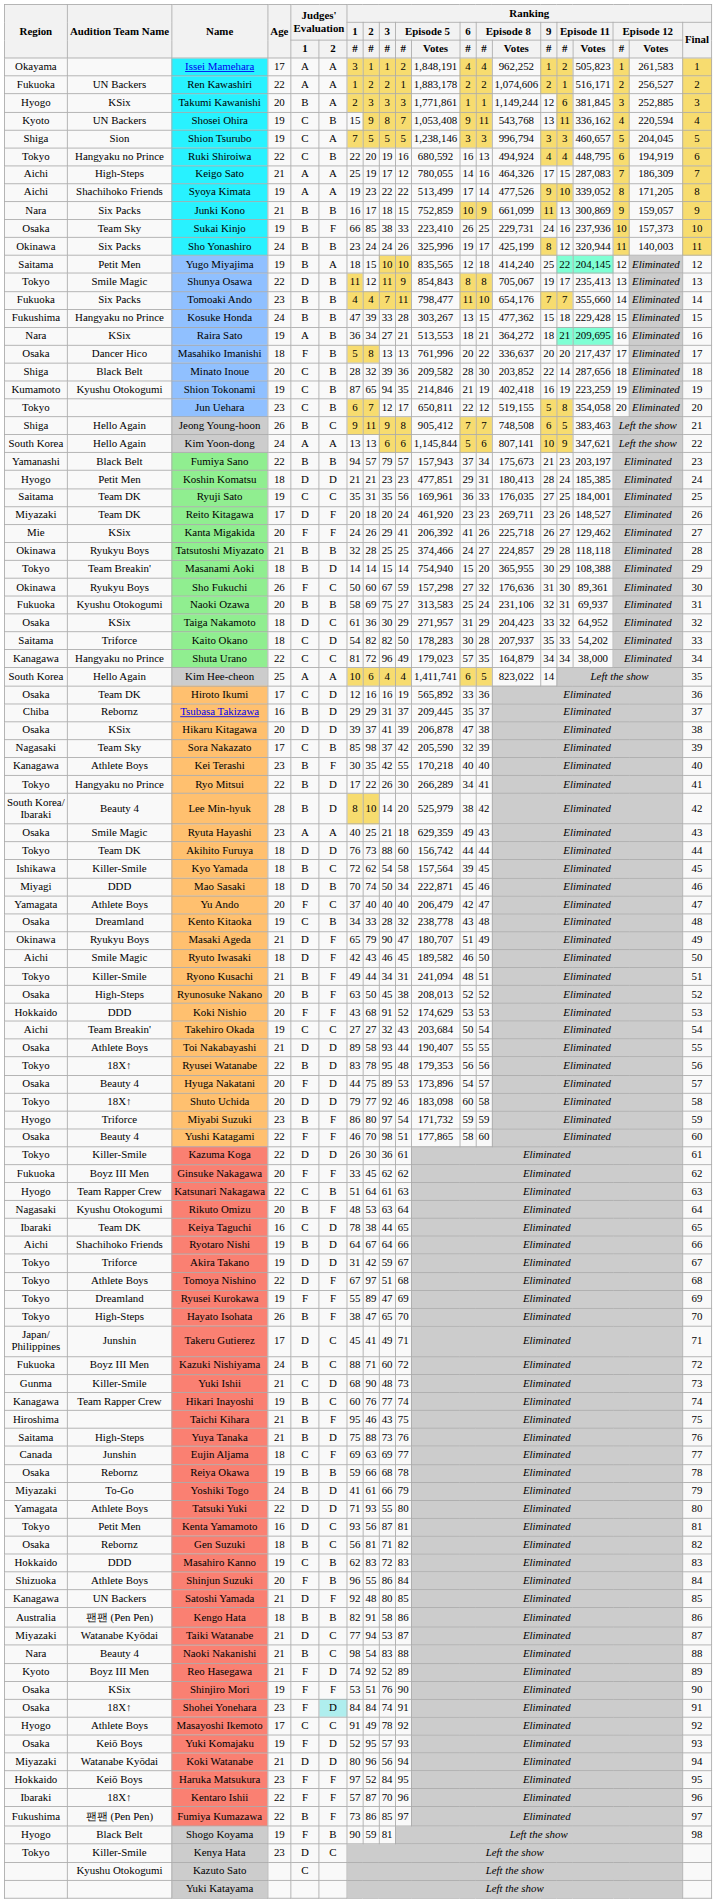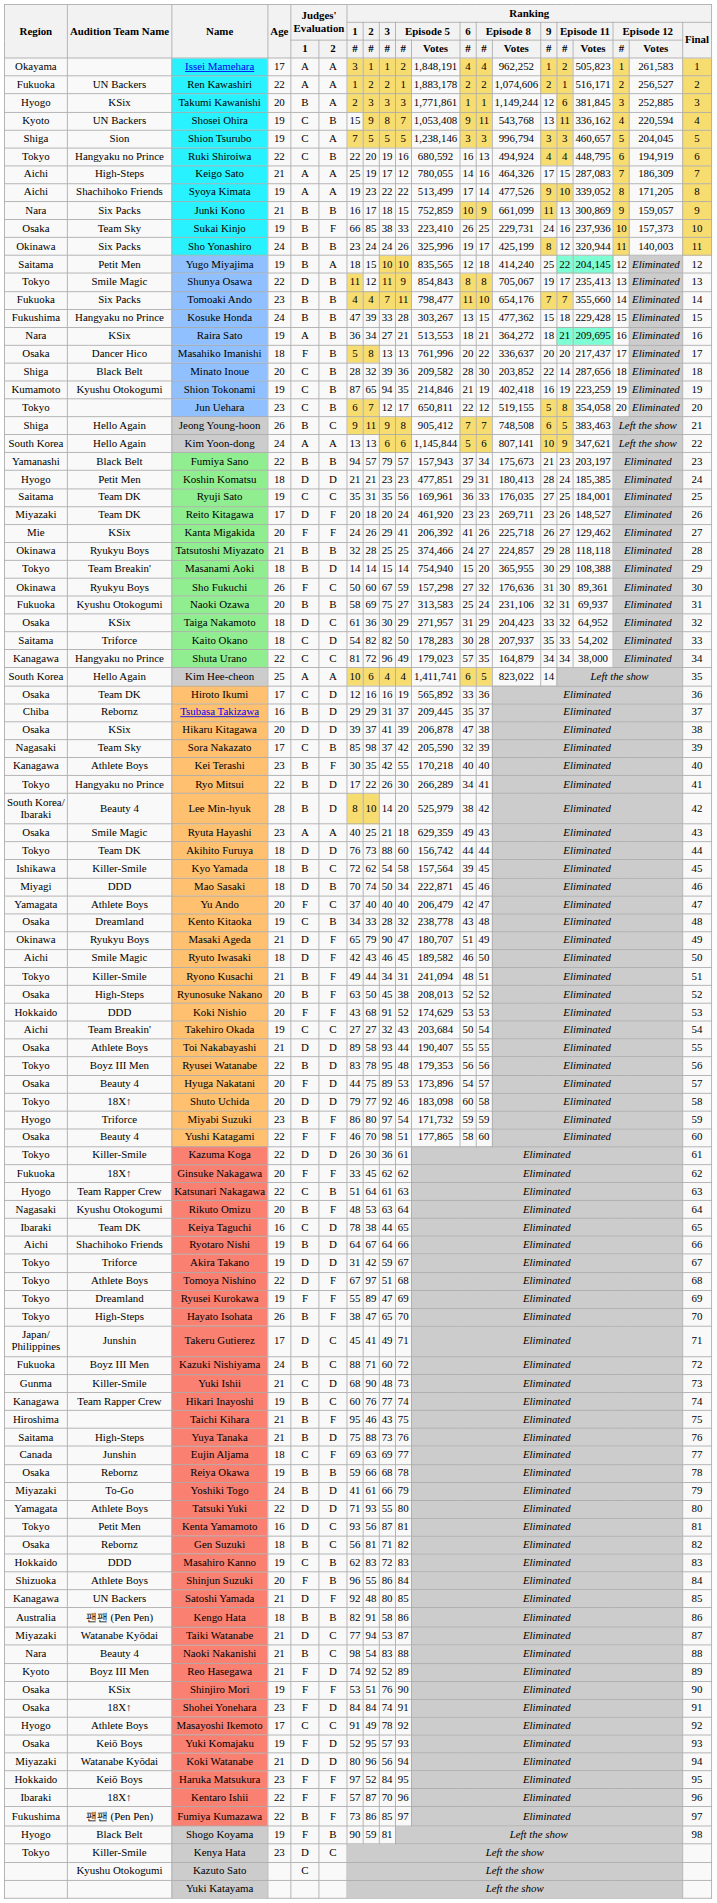(119, 1065) 18X↑ -> (119, 1065) Boyz III Men
(119, 1173) Boyz III Men -> (119, 1173) 18X↑
(333, 1707) paleturquoise background -> (333, 1707) no background
